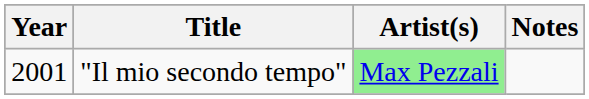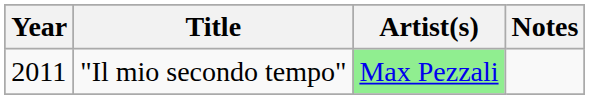(39, 71) 2001 -> (39, 71) 2011
